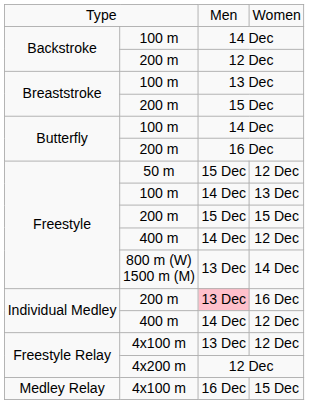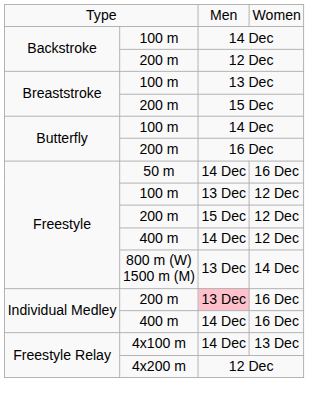(224, 171) 15 Dec -> (224, 171) 14 Dec
(277, 171) 12 Dec -> (277, 171) 16 Dec
(224, 194) 14 Dec -> (224, 194) 13 Dec
(277, 194) 13 Dec -> (277, 194) 12 Dec
(277, 216) 15 Dec -> (277, 216) 12 Dec
(277, 321) 12 Dec -> (277, 321) 16 Dec
(224, 344) 13 Dec -> (224, 344) 14 Dec
(277, 344) 12 Dec -> (277, 344) 13 Dec
- row: (62, 388)
